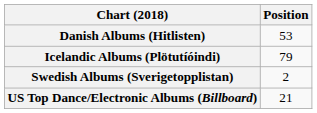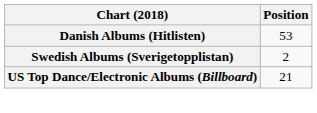- row: (132, 56)
